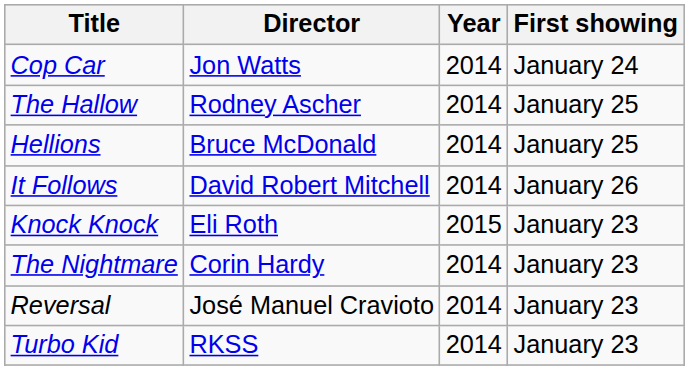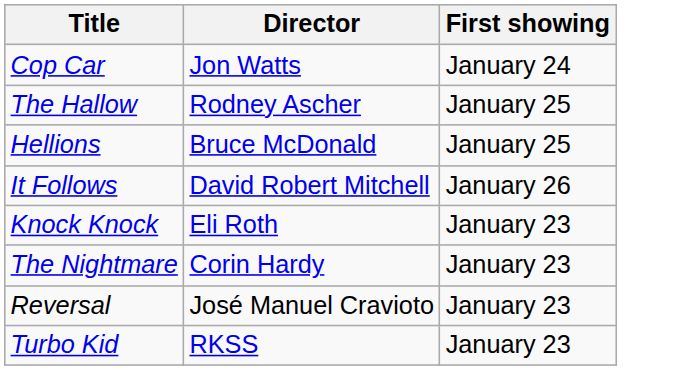- column: (474, 24)
